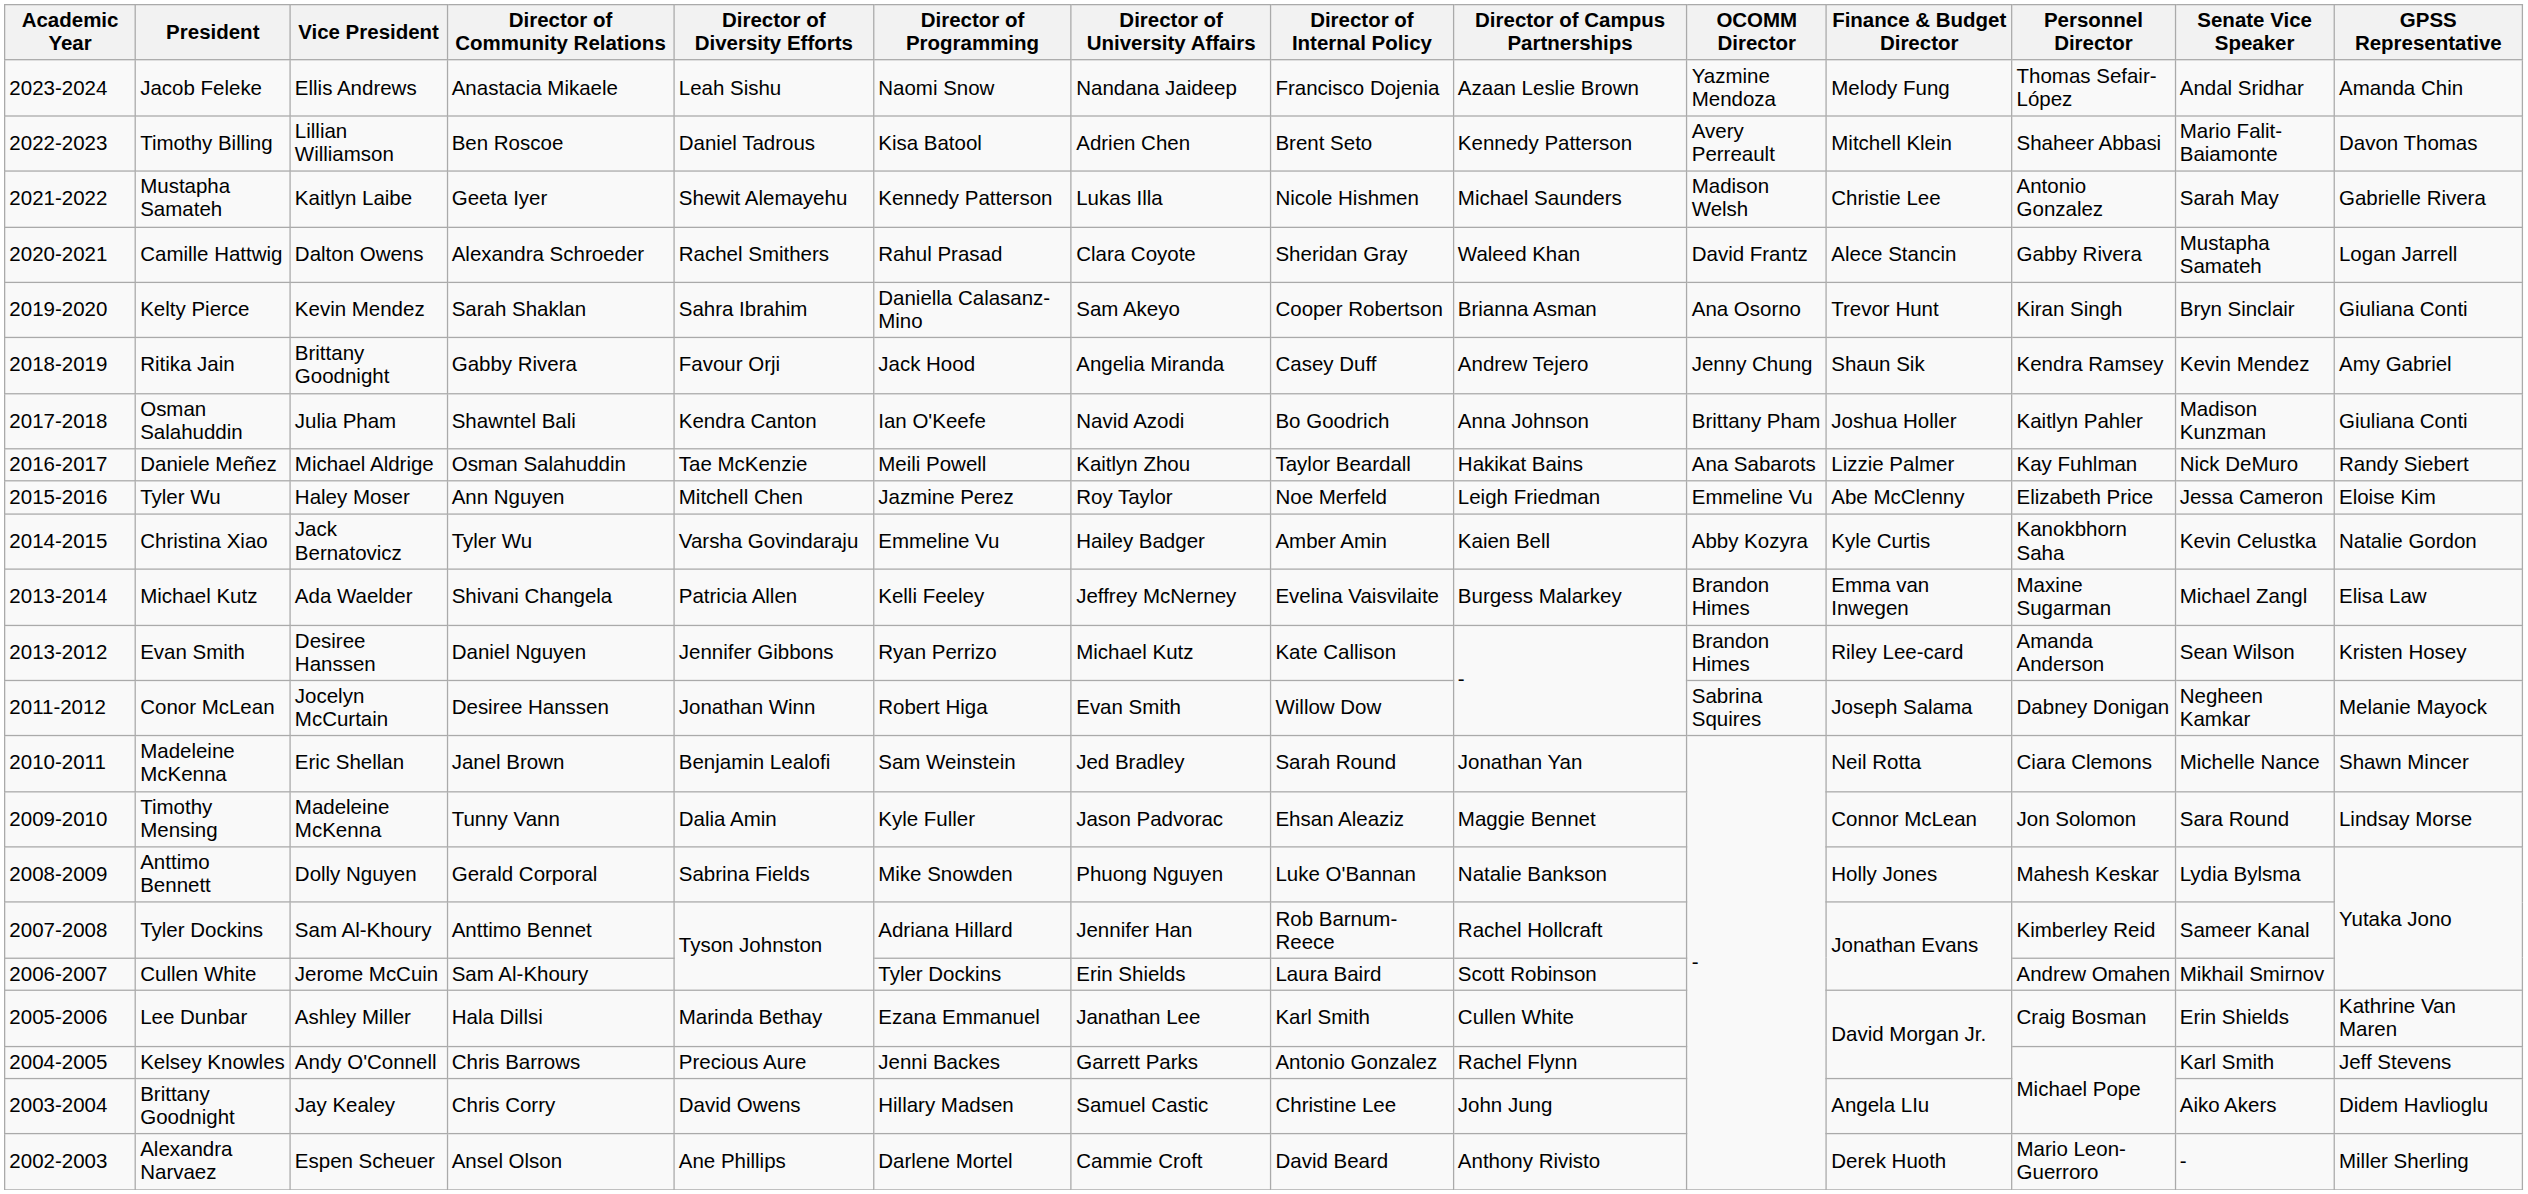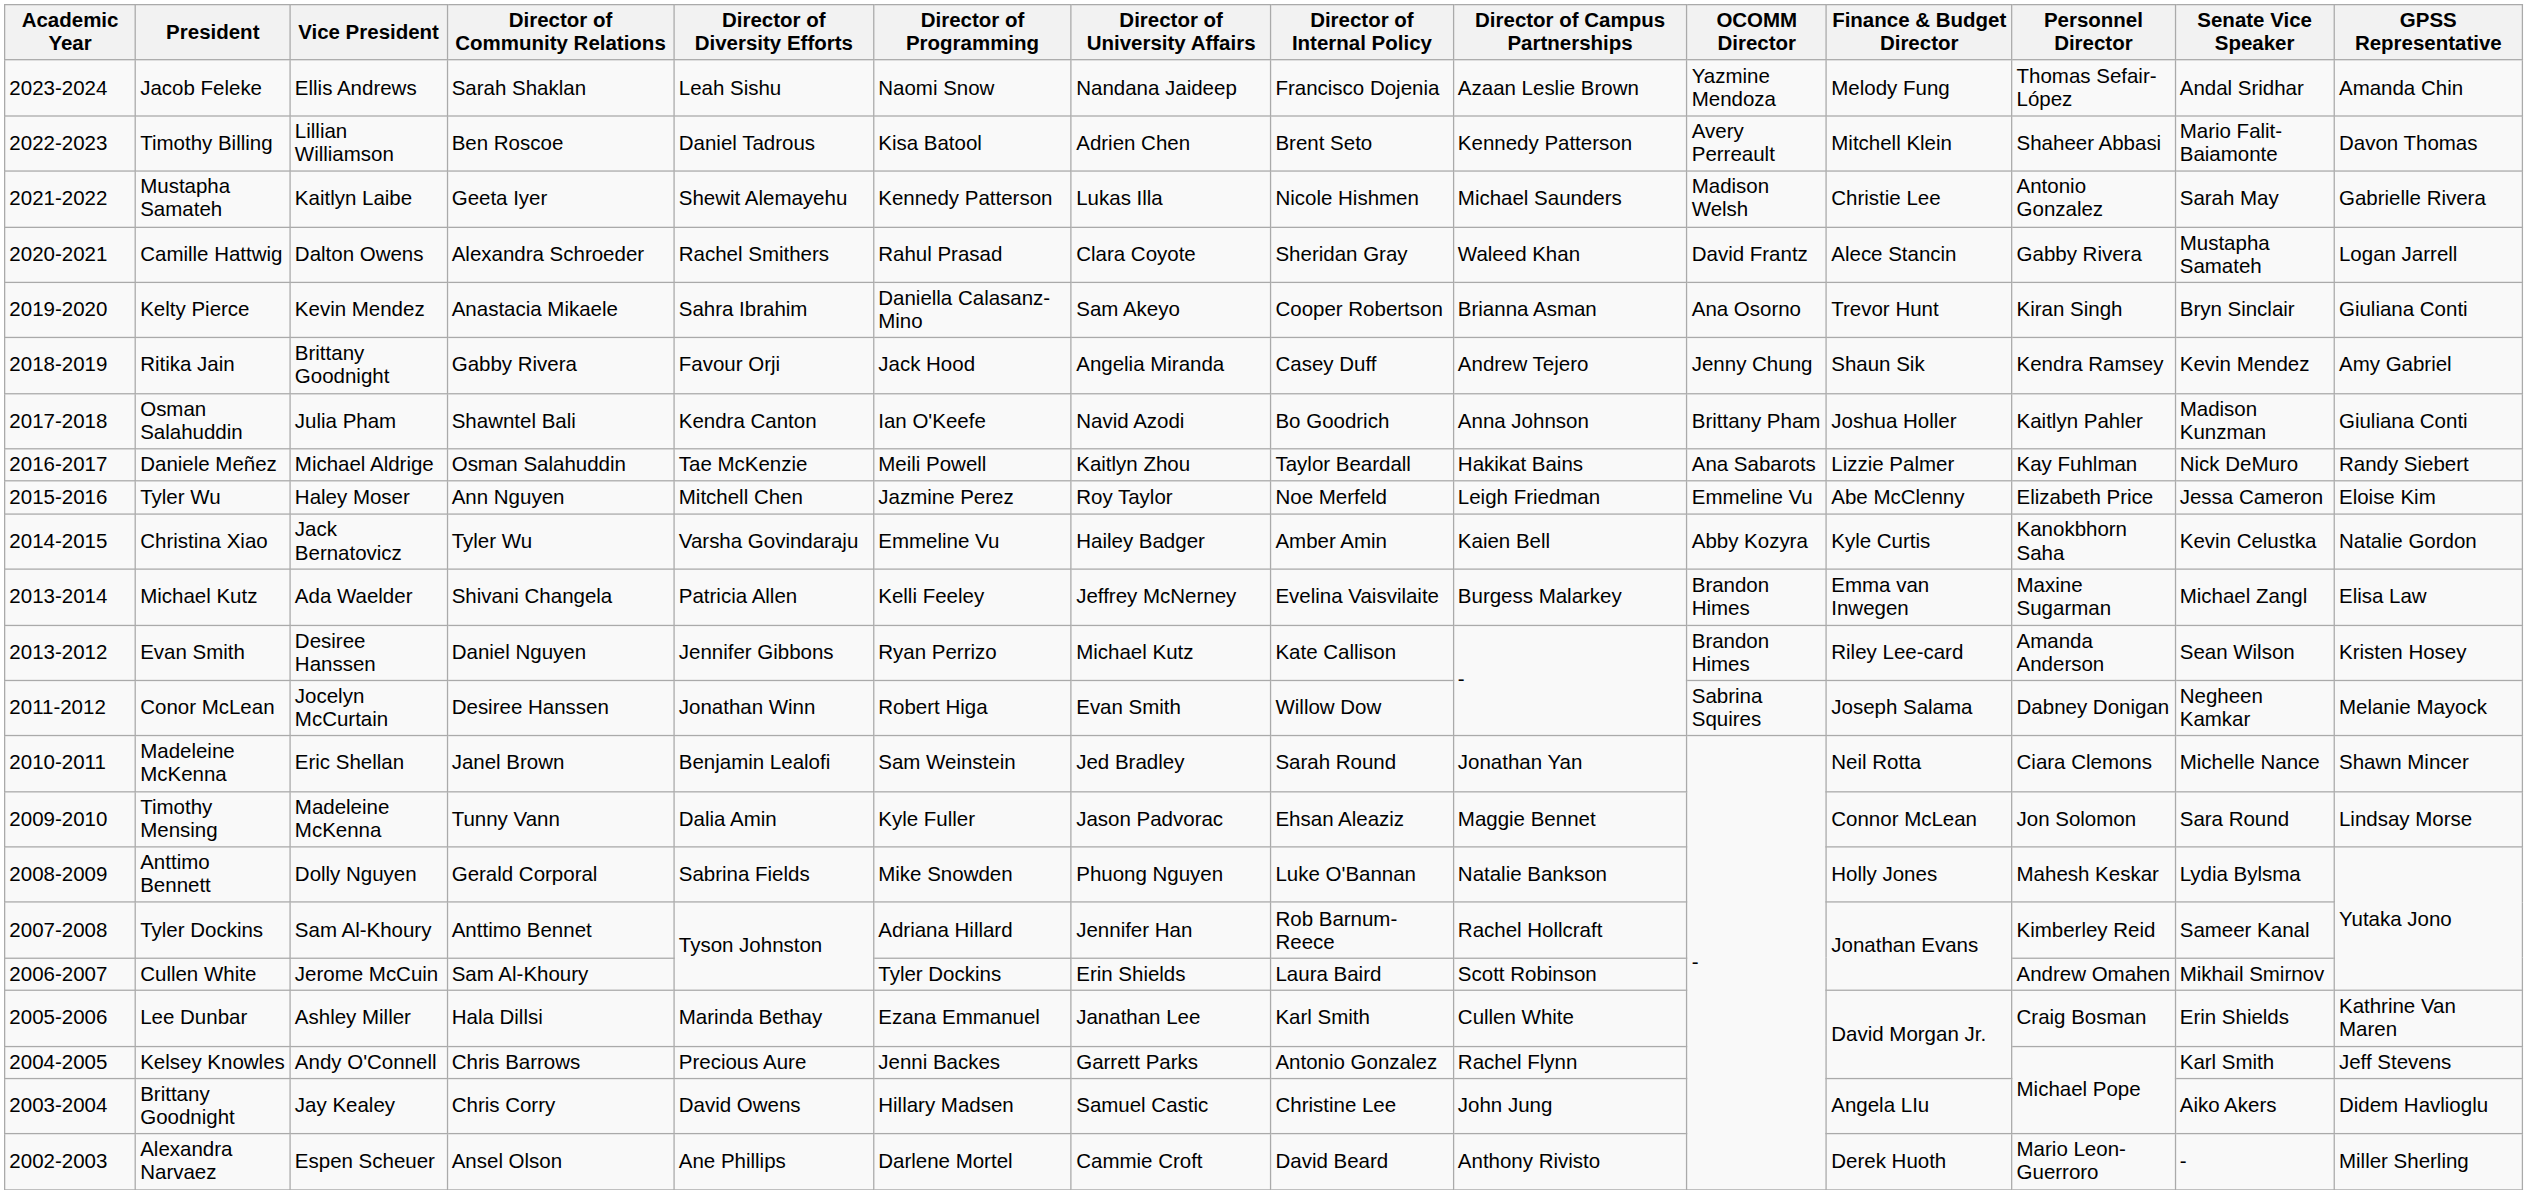(535, 87) Anastacia Mikaele -> (519, 87) Sarah Shaklan
(519, 309) Sarah Shaklan -> (535, 309) Anastacia Mikaele
